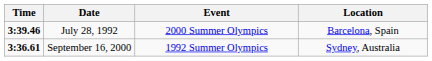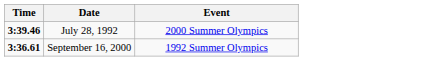- column: (363, 13)
